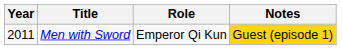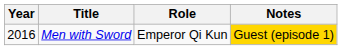(21, 34) 2011 -> (21, 34) 2016
